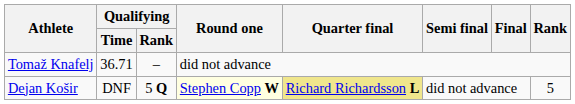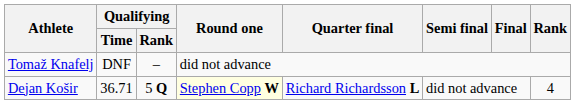(117, 64) 36.71 -> (117, 64) DNF
(117, 88) DNF -> (117, 88) 36.71
(352, 88) khaki background -> (352, 88) no background
(550, 88) 5 -> (550, 88) 4
